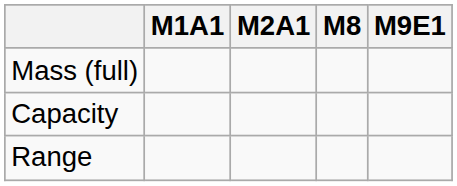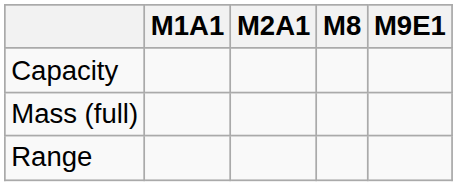rows swapped: (75, 69) <-> (65, 113)
